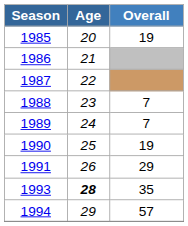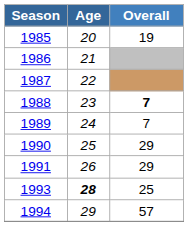(146, 102) normal -> (146, 102) bold
(146, 145) 19 -> (146, 145) 29
(146, 189) 35 -> (146, 189) 25
